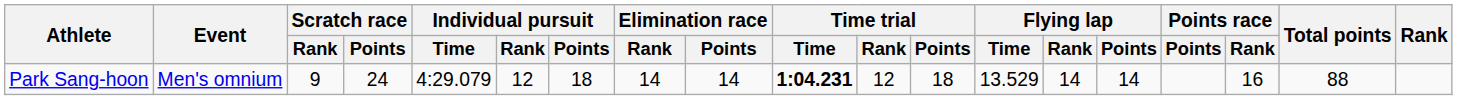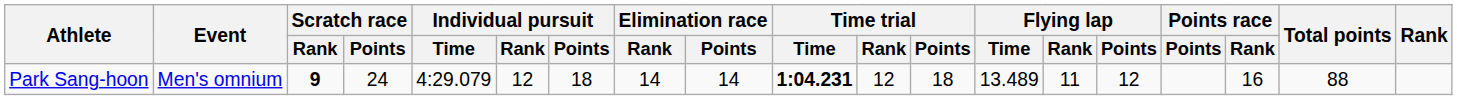(315, 80) normal -> (315, 80) bold
(1009, 80) 13.529 -> (1009, 80) 13.489
(1070, 80) 14 -> (1070, 80) 11
(1129, 80) 14 -> (1129, 80) 12
